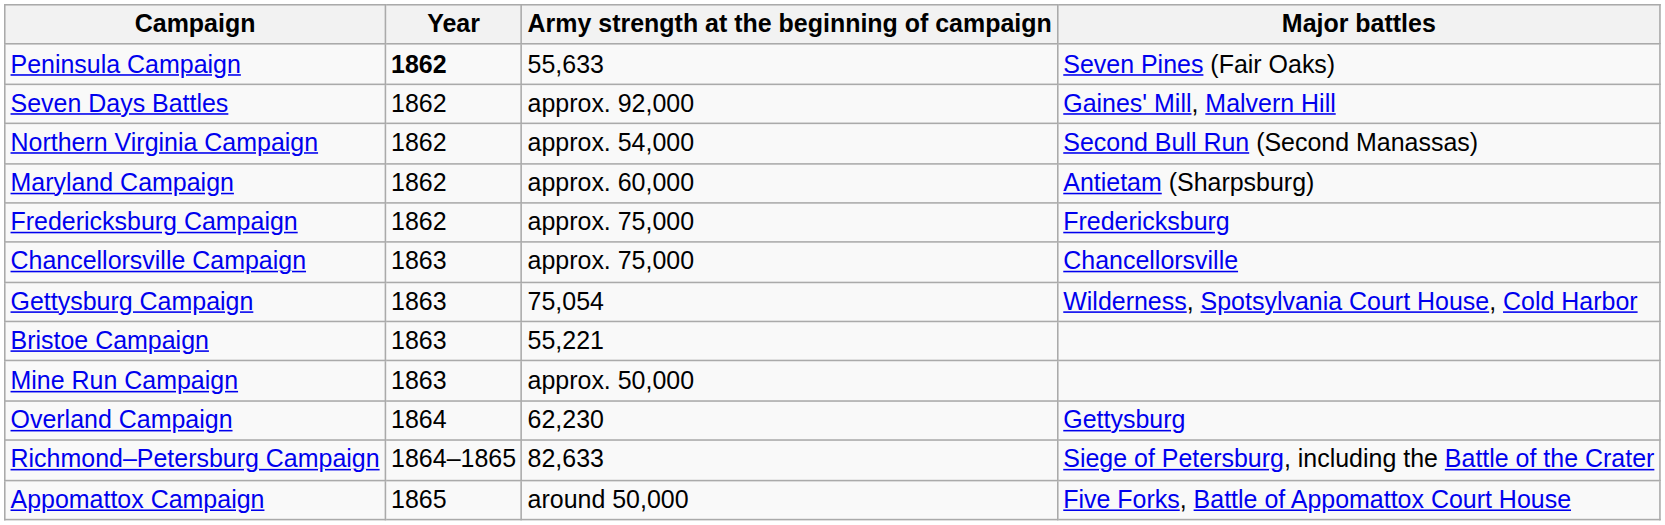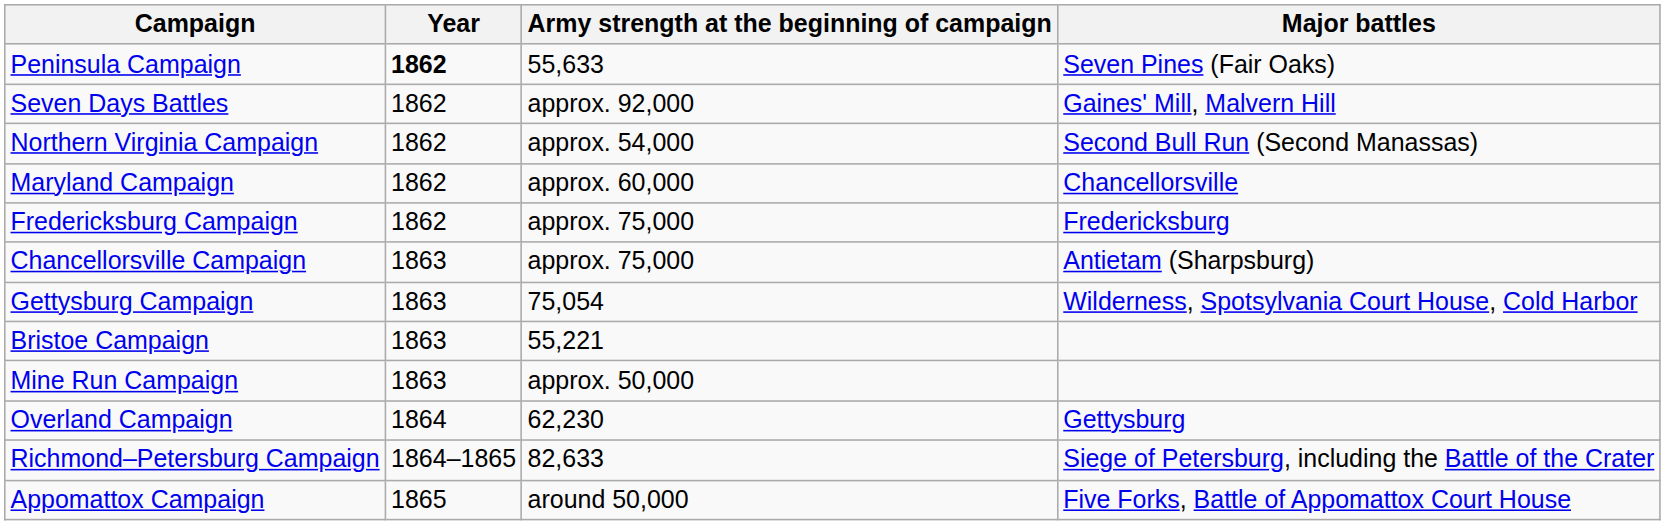(1189, 182) Antietam (Sharpsburg) -> (1151, 182) Chancellorsville
(1151, 261) Chancellorsville -> (1189, 261) Antietam (Sharpsburg)
